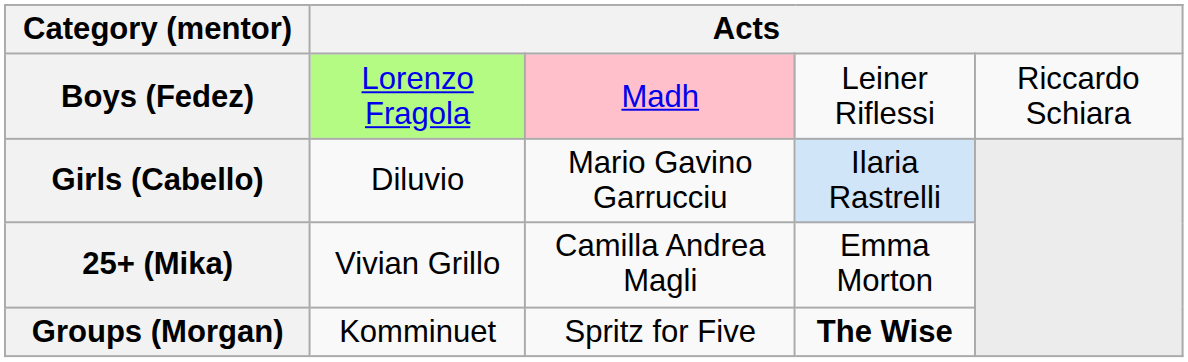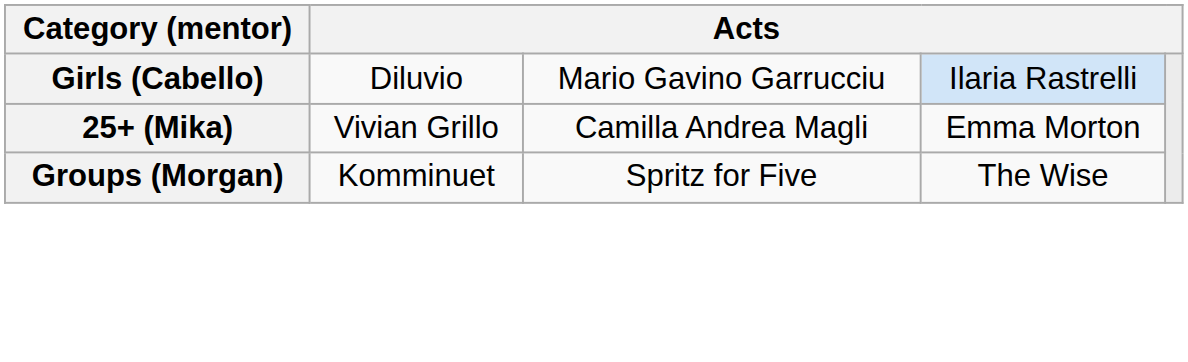- row: (158, 95)
(885, 330) bold -> (1043, 176) normal
